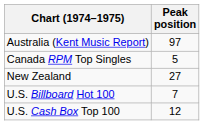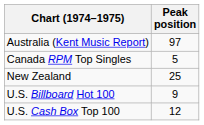(175, 77) 27 -> (175, 77) 25
(175, 94) 7 -> (175, 94) 9
